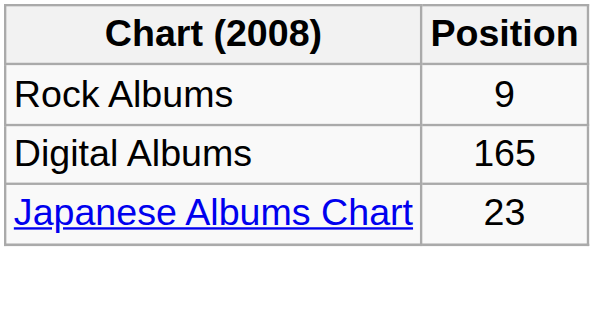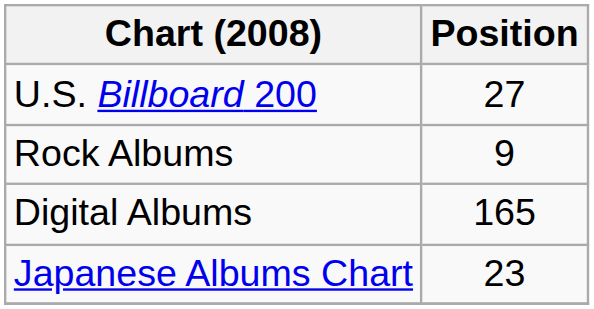+ row: (165, 93)
